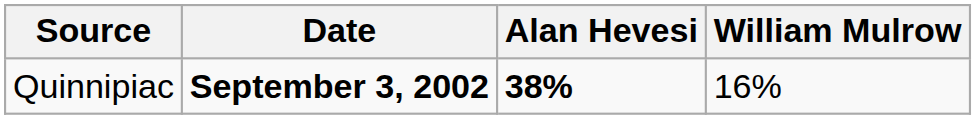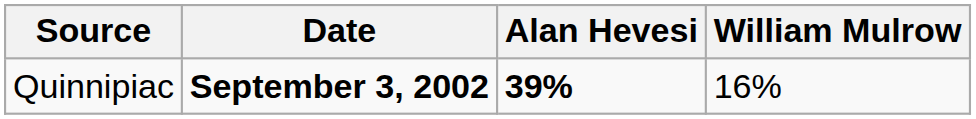(539, 85) 38% -> (539, 85) 39%
